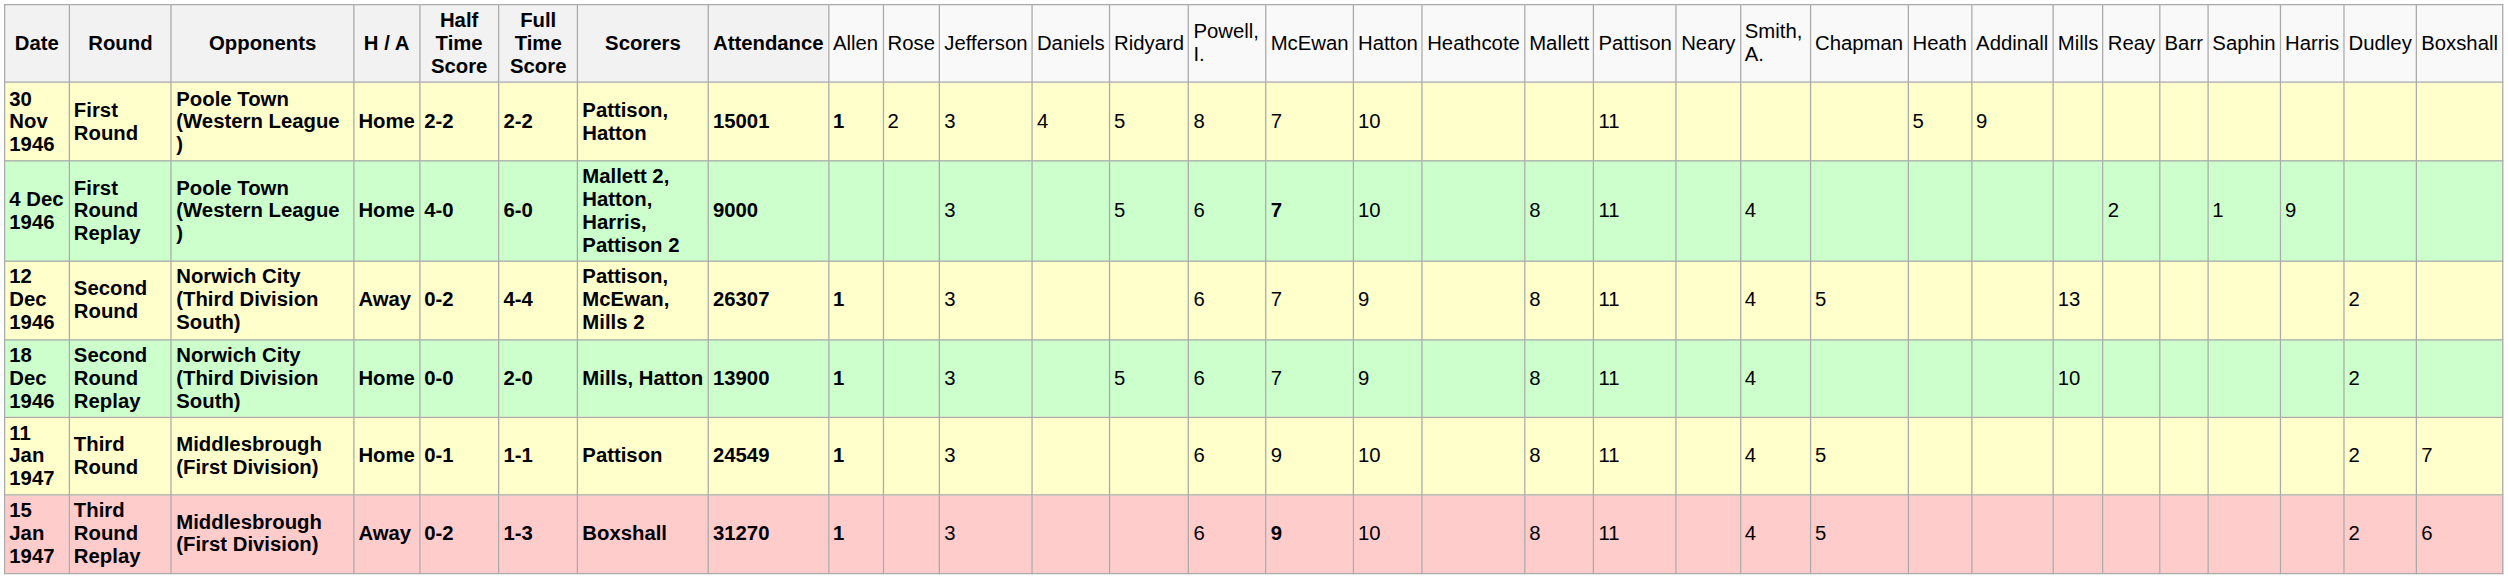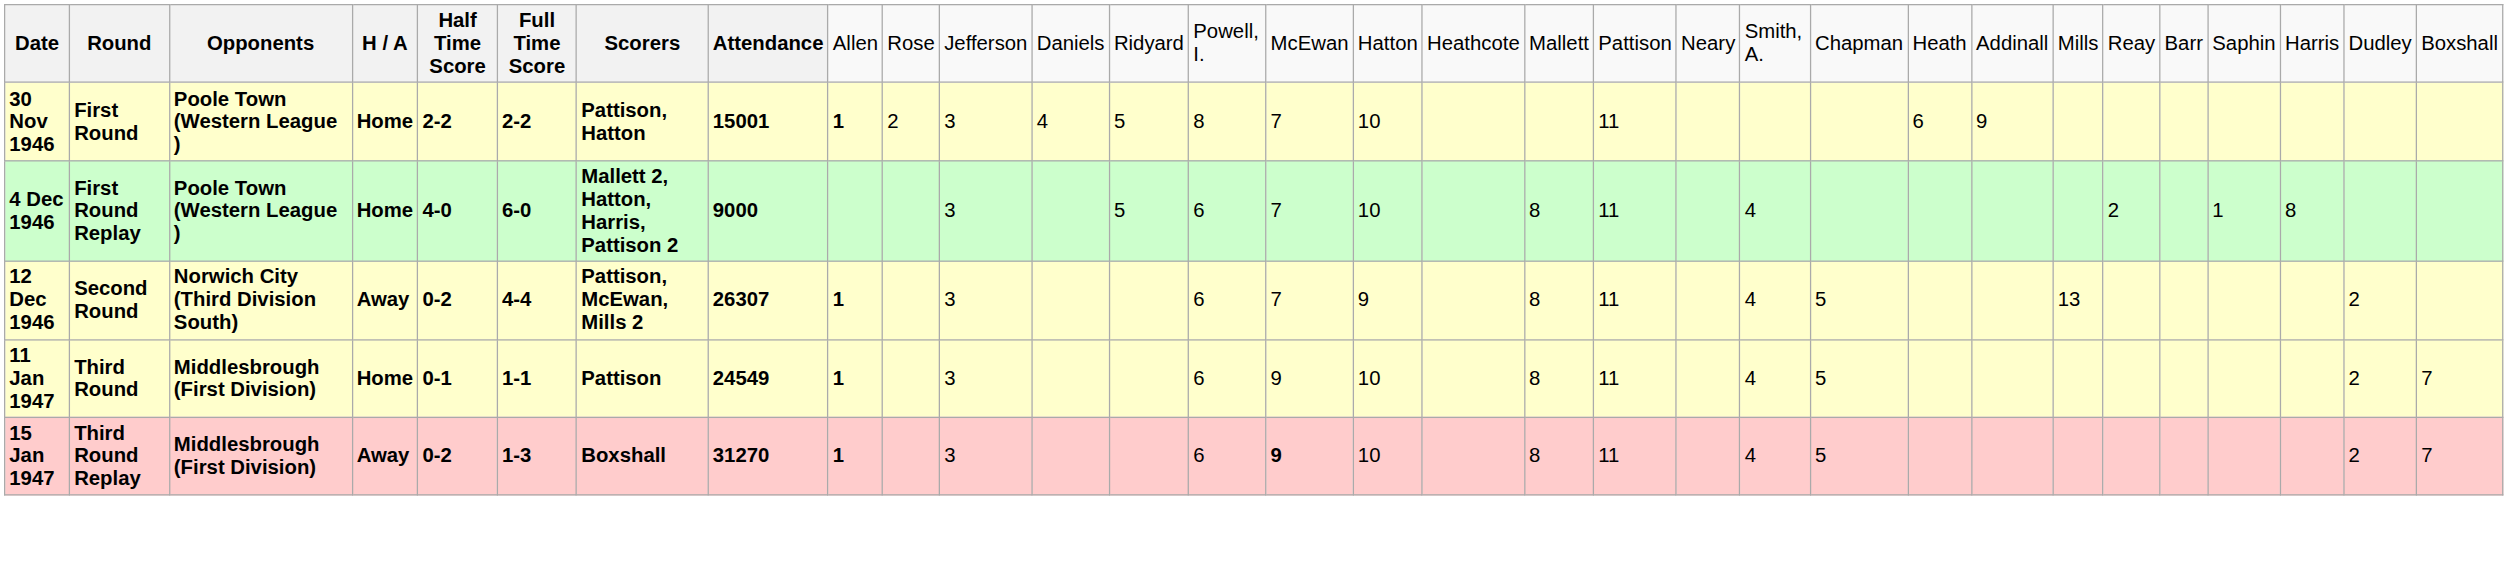(1918, 121) 5 -> (1918, 121) 6
(1276, 210) bold -> (1276, 210) normal
(2291, 210) 9 -> (2291, 210) 8
- row: (32, 378)
(2427, 534) 6 -> (2427, 456) 7
